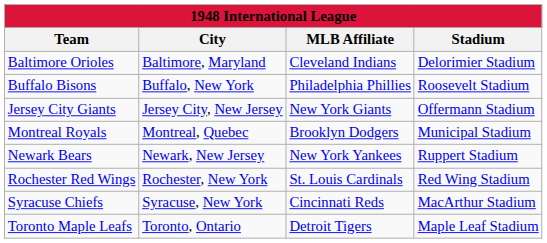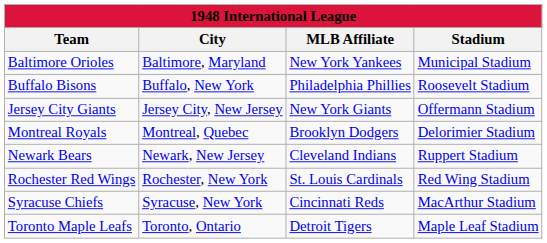(343, 62) Cleveland Indians -> (345, 62) New York Yankees
(476, 62) Delorimier Stadium -> (474, 62) Municipal Stadium
(474, 132) Municipal Stadium -> (476, 132) Delorimier Stadium
(345, 156) New York Yankees -> (343, 156) Cleveland Indians
